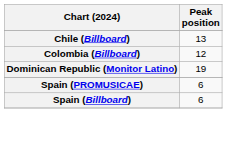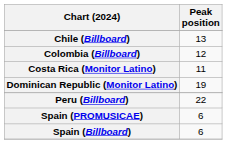+ row: (92, 69)
+ row: (92, 100)
